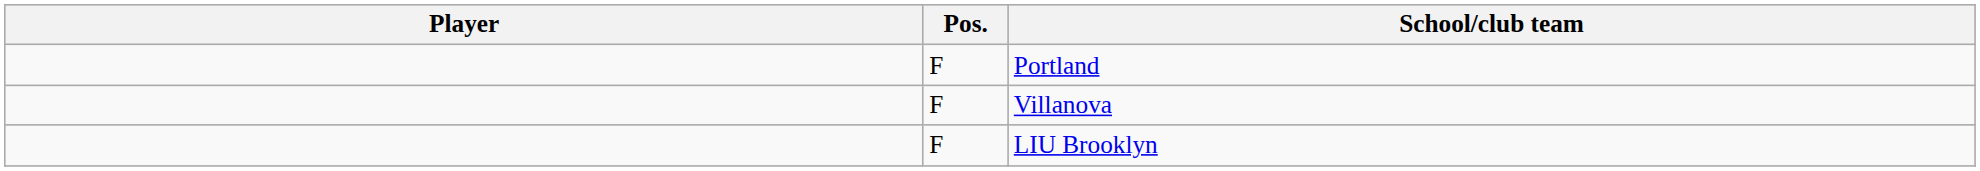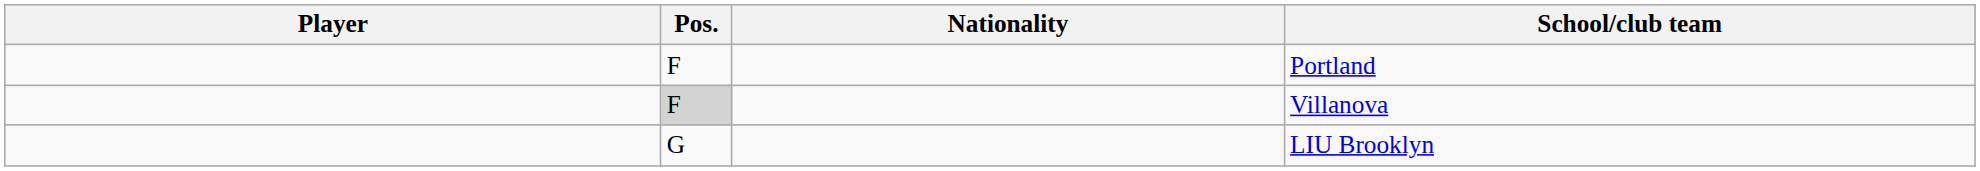+ column: (1008, 24)
(936, 104) no background -> (674, 104) lightgrey background
(936, 144) F -> (676, 144) G
